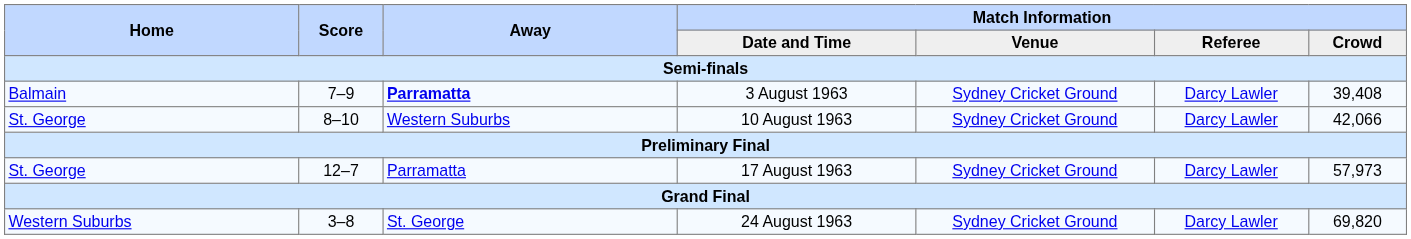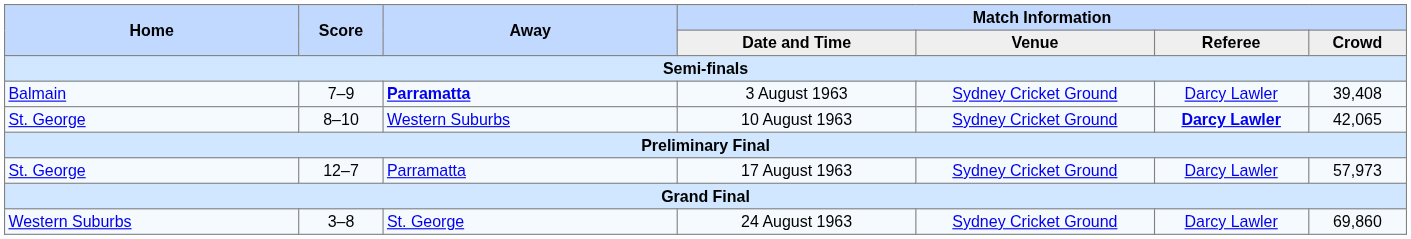(1231, 119) normal -> (1231, 119) bold
(1357, 119) 42,066 -> (1357, 119) 42,065
(1357, 222) 69,820 -> (1357, 222) 69,860
